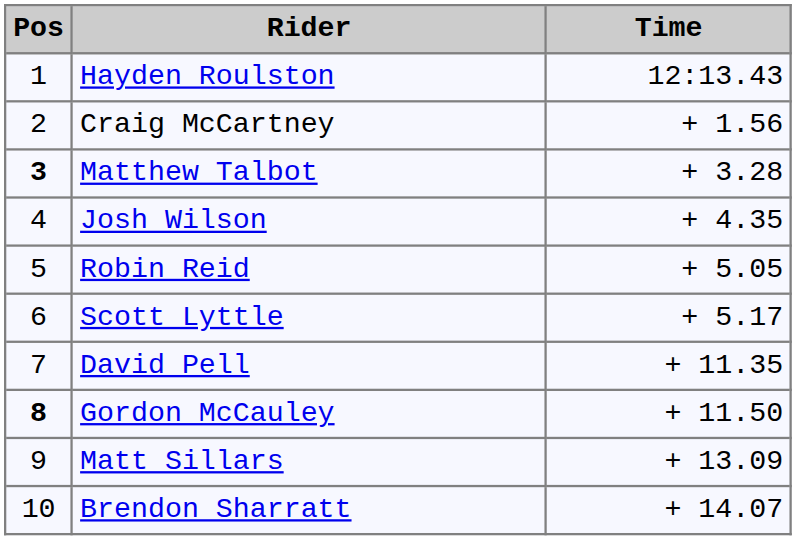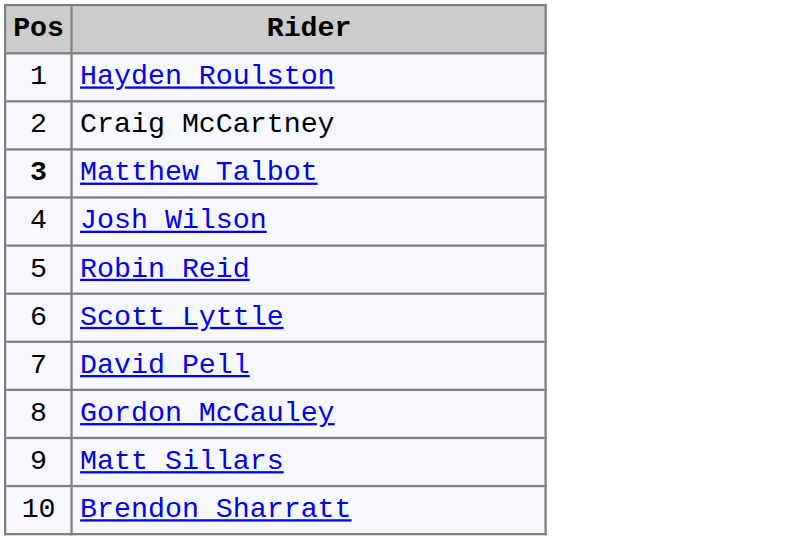- column: (669, 29)
(39, 414) bold -> (39, 414) normal
